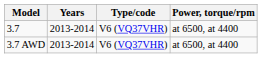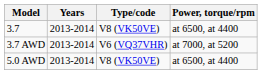(133, 28) V6 (VQ37VHR) -> (129, 28) V8 (VK50VE)
(205, 45) at 6500, at 4400 -> (205, 45) at 7000, at 5200
+ row: (26, 61)
